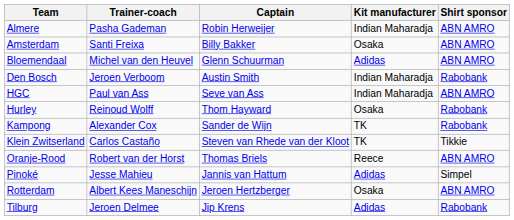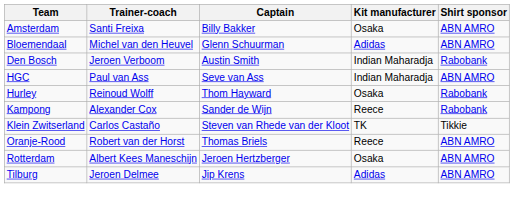- row: (23, 28)
(360, 126) TK -> (369, 110) Reece
- row: (22, 175)
(464, 207) Rabobank -> (468, 175) ABN AMRO
